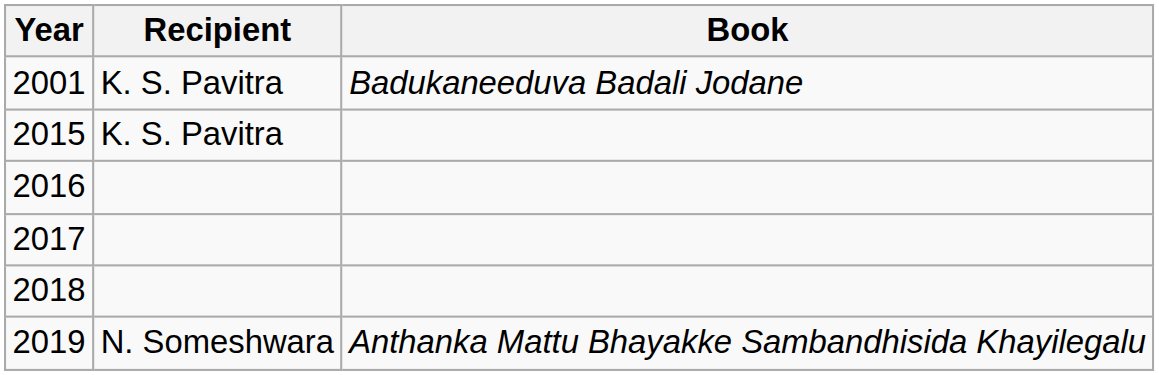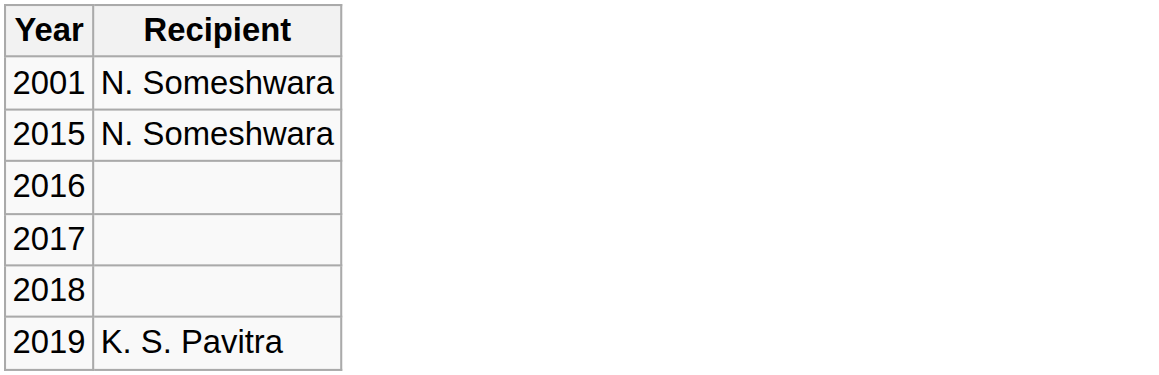- column: (748, 30)
(192, 82) K. S. Pavitra -> (217, 82) N. Someshwara
(192, 134) K. S. Pavitra -> (217, 134) N. Someshwara
(217, 342) N. Someshwara -> (192, 342) K. S. Pavitra
